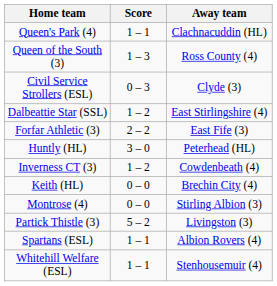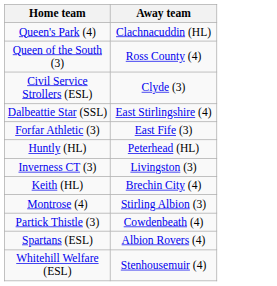- column: (138, 13)
(219, 167) Cowdenbeath (4) -> (164, 167) Livingston (3)
(219, 222) Livingston (3) -> (164, 222) Cowdenbeath (4)
